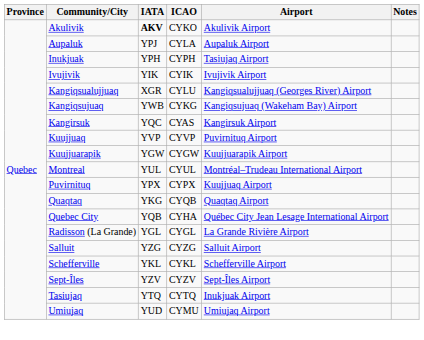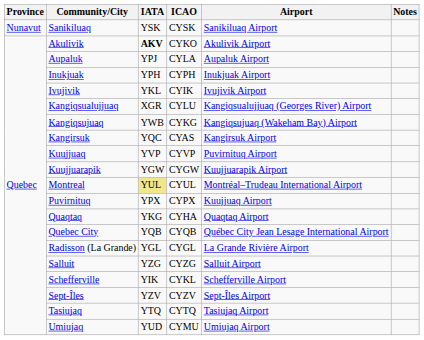+ row: (70, 28)
(236, 59) Tasiujaq Airport -> (237, 75) Inukjuak Airport
(149, 75) YIK -> (151, 91) YKL
(151, 169) no background -> (151, 185) khaki background
(183, 201) CYQB -> (183, 216) CYHA
(183, 216) CYHA -> (183, 232) CYQB
(151, 264) YKL -> (149, 279) YIK
(237, 295) Inukjuak Airport -> (236, 311) Tasiujaq Airport
